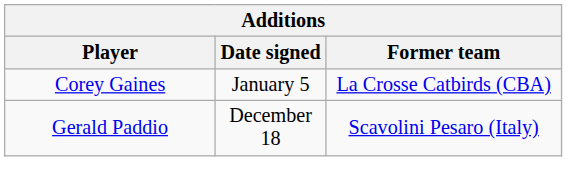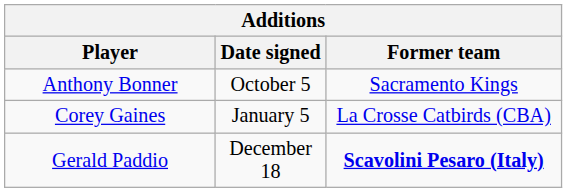+ row: (110, 84)
(444, 127) normal -> (444, 159) bold
